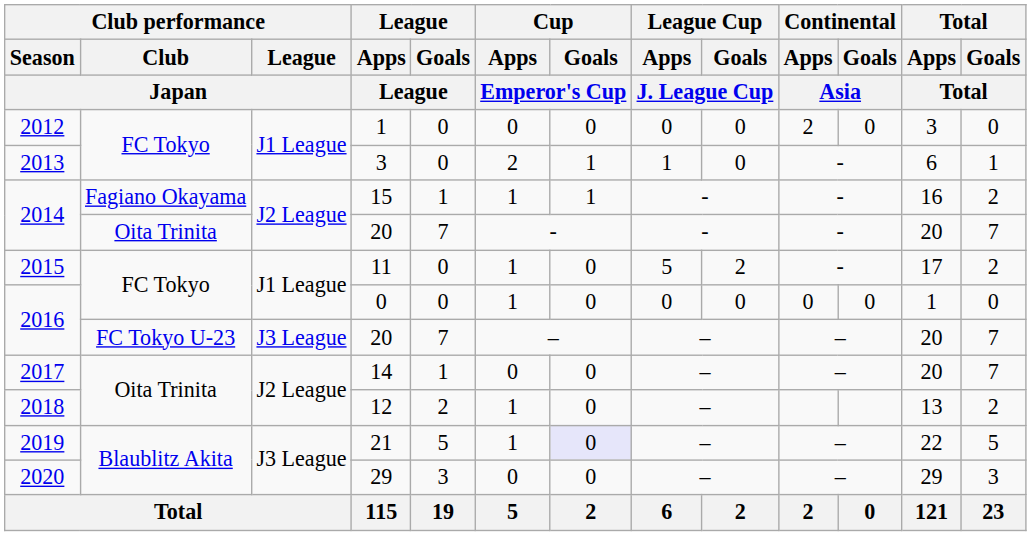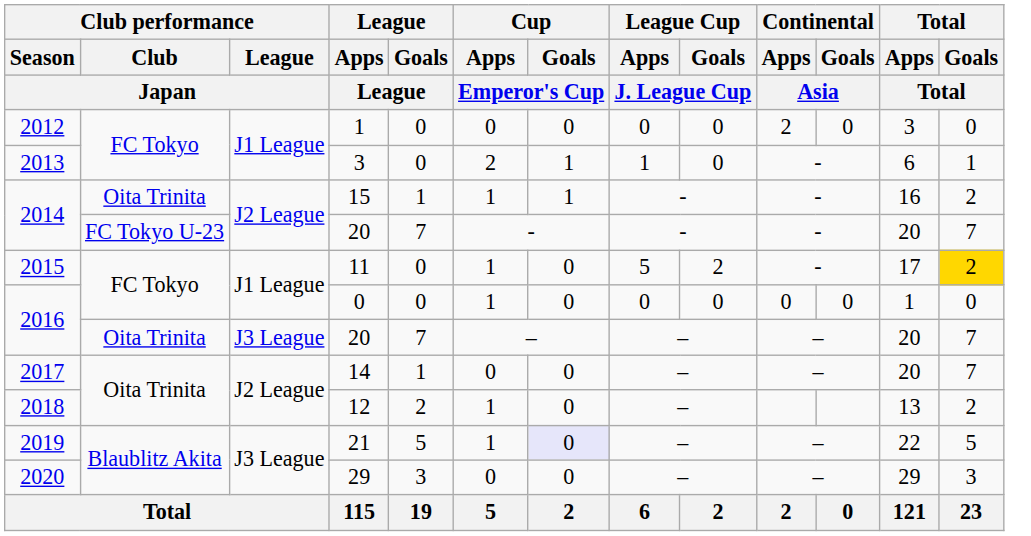(166, 197) Fagiano Okayama -> (155, 197) Oita Trinita
(166, 232) Oita Trinita -> (155, 232) FC Tokyo U-23
(993, 267) no background -> (971, 267) gold background
(166, 337) FC Tokyo U-23 -> (155, 337) Oita Trinita
